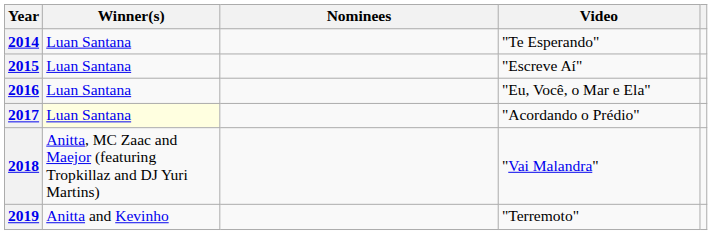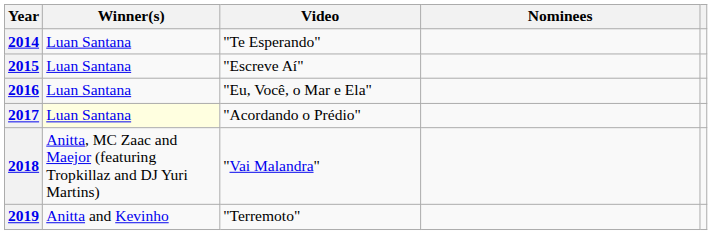columns swapped: (599, 16) <-> (359, 16)
